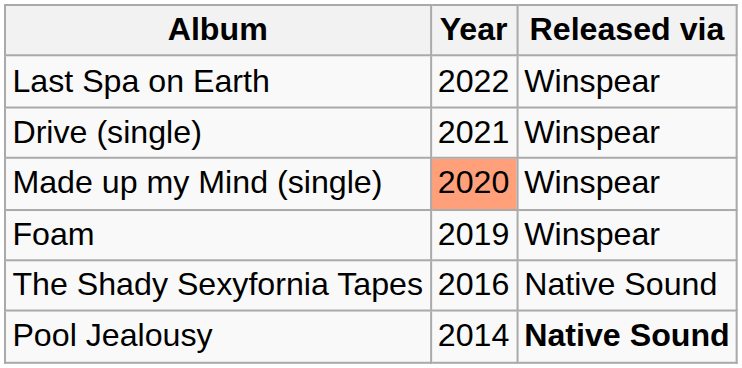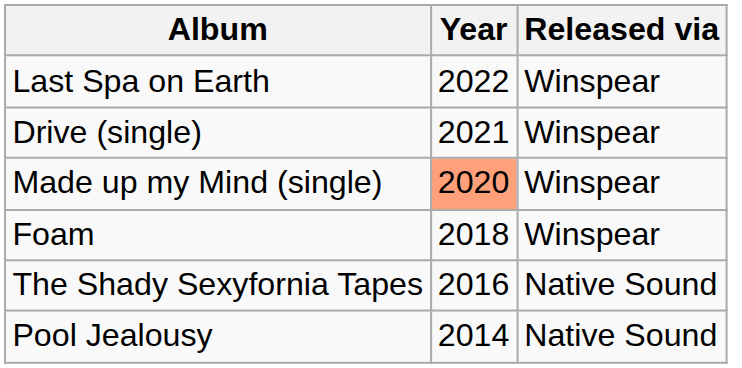(474, 234) 2019 -> (474, 234) 2018
(627, 336) bold -> (621, 336) normal
